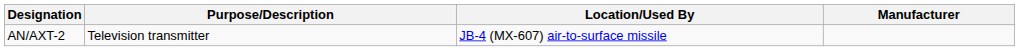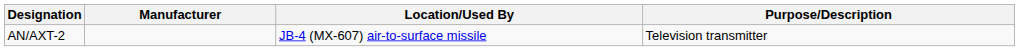columns swapped: (270, 14) <-> (919, 14)
